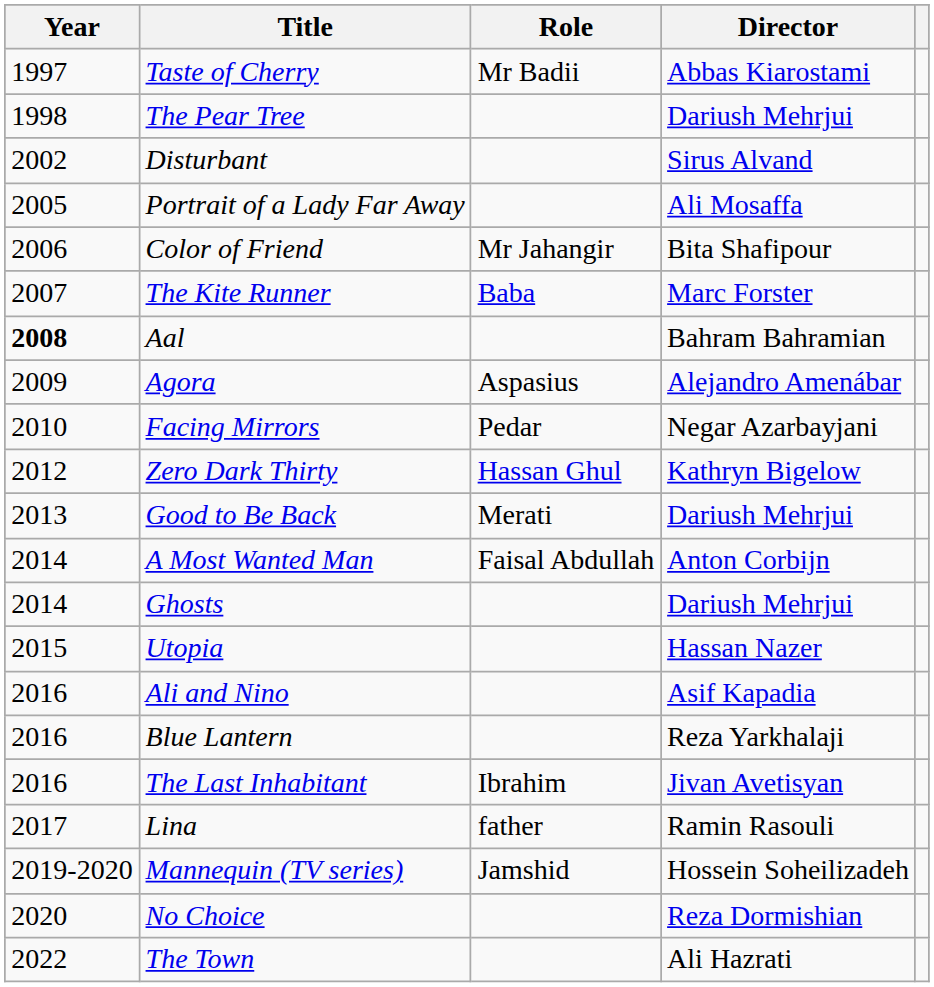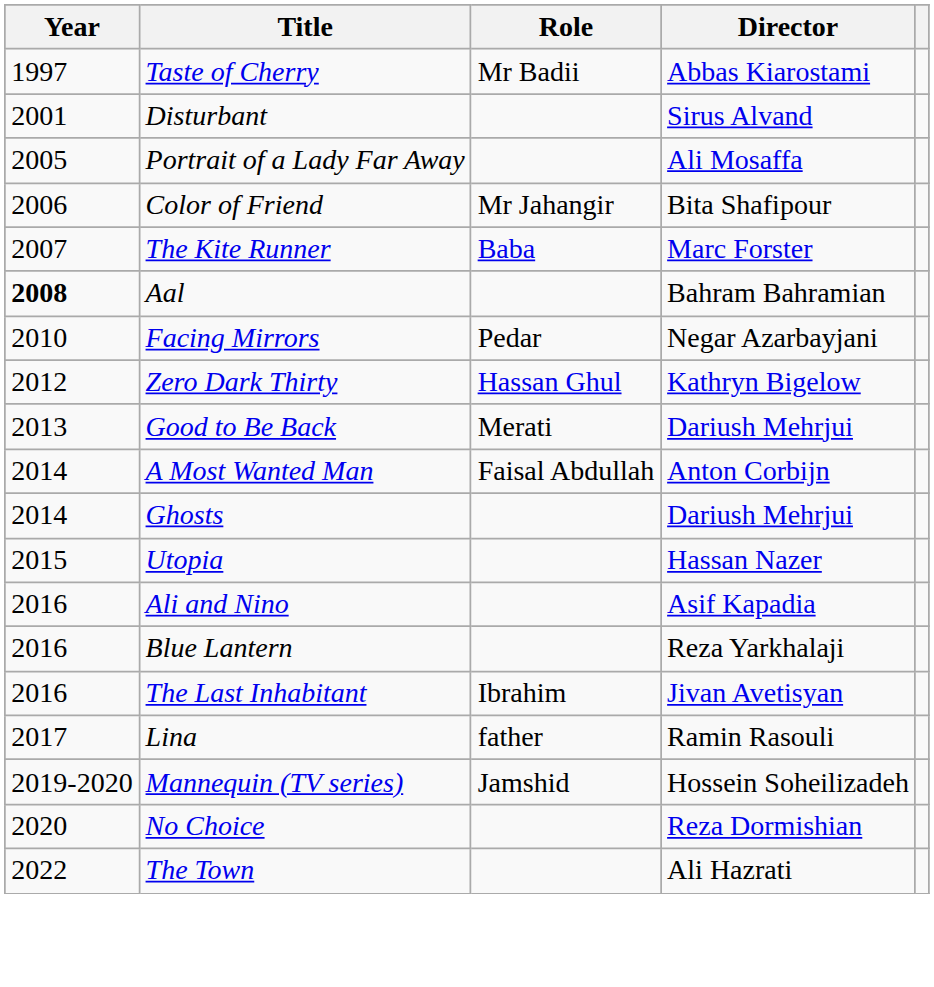- row: (225, 115)
(39, 159) 2002 -> (39, 115) 2001
- row: (181, 381)
